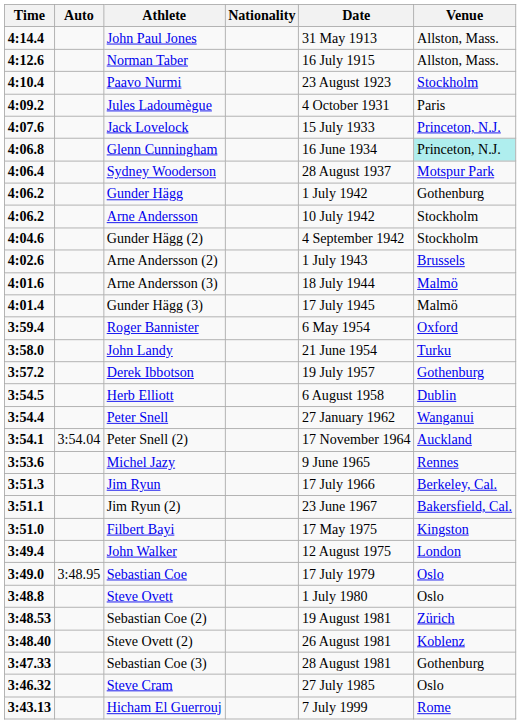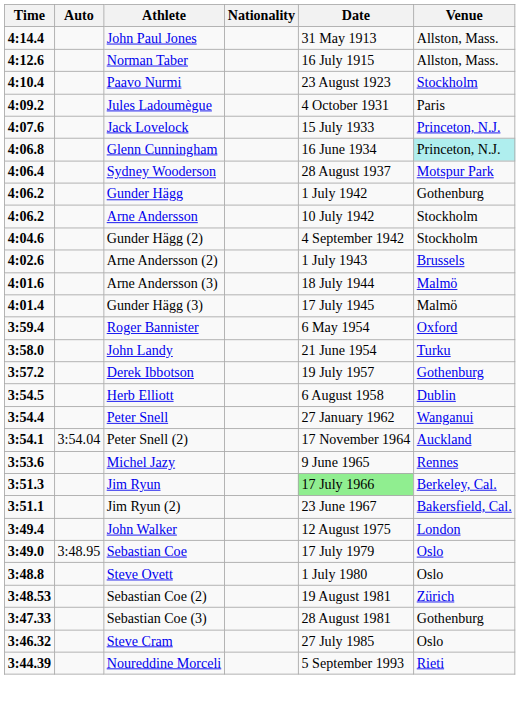(338, 484) no background -> (338, 484) lightgreen background
- row: (141, 529)
- row: (150, 640)
+ row: (164, 663)
- row: (164, 707)
